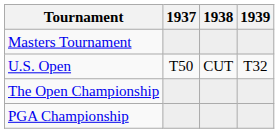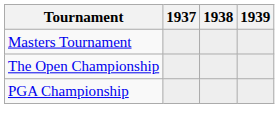- row: (40, 66)
